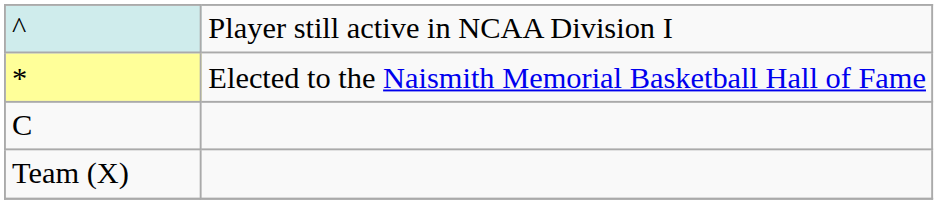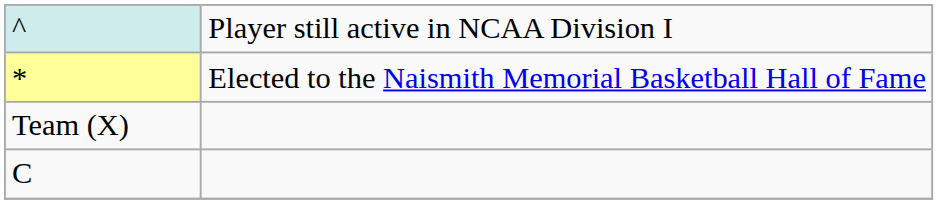rows swapped: (22, 125) <-> (70, 173)
